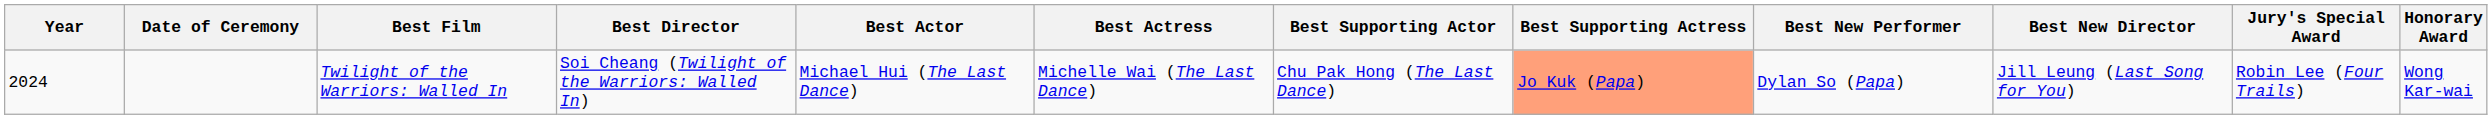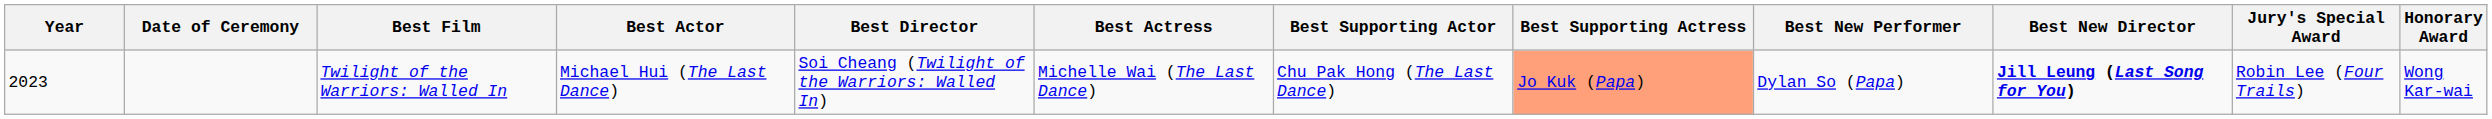columns swapped: (676, 27) <-> (915, 27)
(28, 82) 2024 -> (28, 82) 2023
(2100, 82) normal -> (2100, 82) bold
